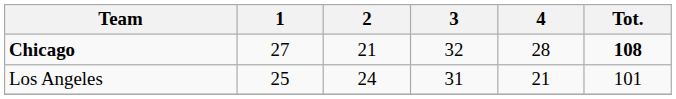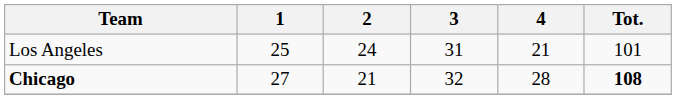rows swapped: (42, 49) <-> (56, 79)
